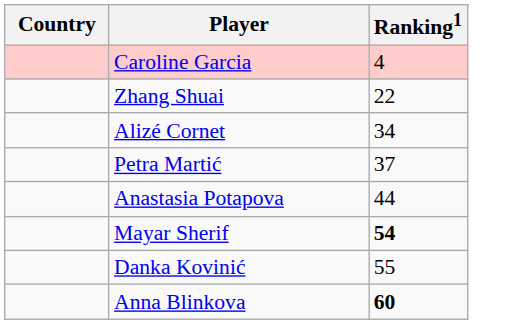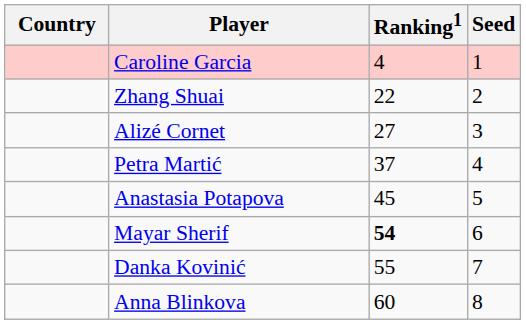+ column: (494, 24)
(385, 130) 34 -> (385, 130) 27
(385, 198) 44 -> (385, 198) 45
(385, 301) bold -> (385, 301) normal
